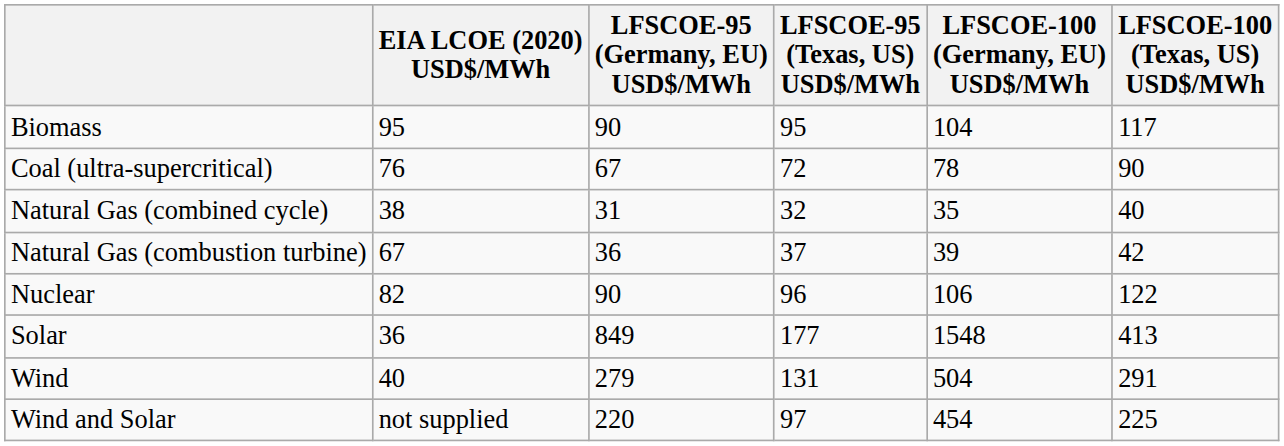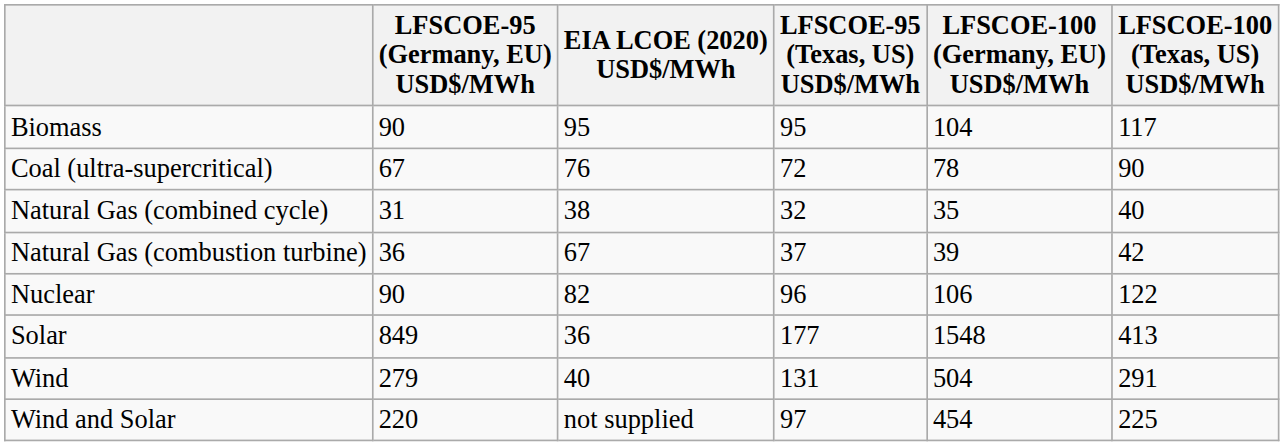columns swapped: (481, 55) <-> (681, 55)
